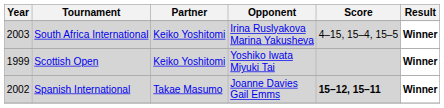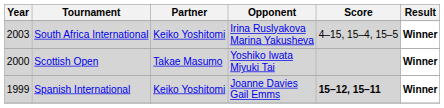(18, 62) 1999 -> (18, 62) 2000
(189, 62) Keiko Yoshitomi -> (188, 62) Takae Masumo
(18, 90) 2002 -> (18, 90) 1999
(188, 90) Takae Masumo -> (189, 90) Keiko Yoshitomi
